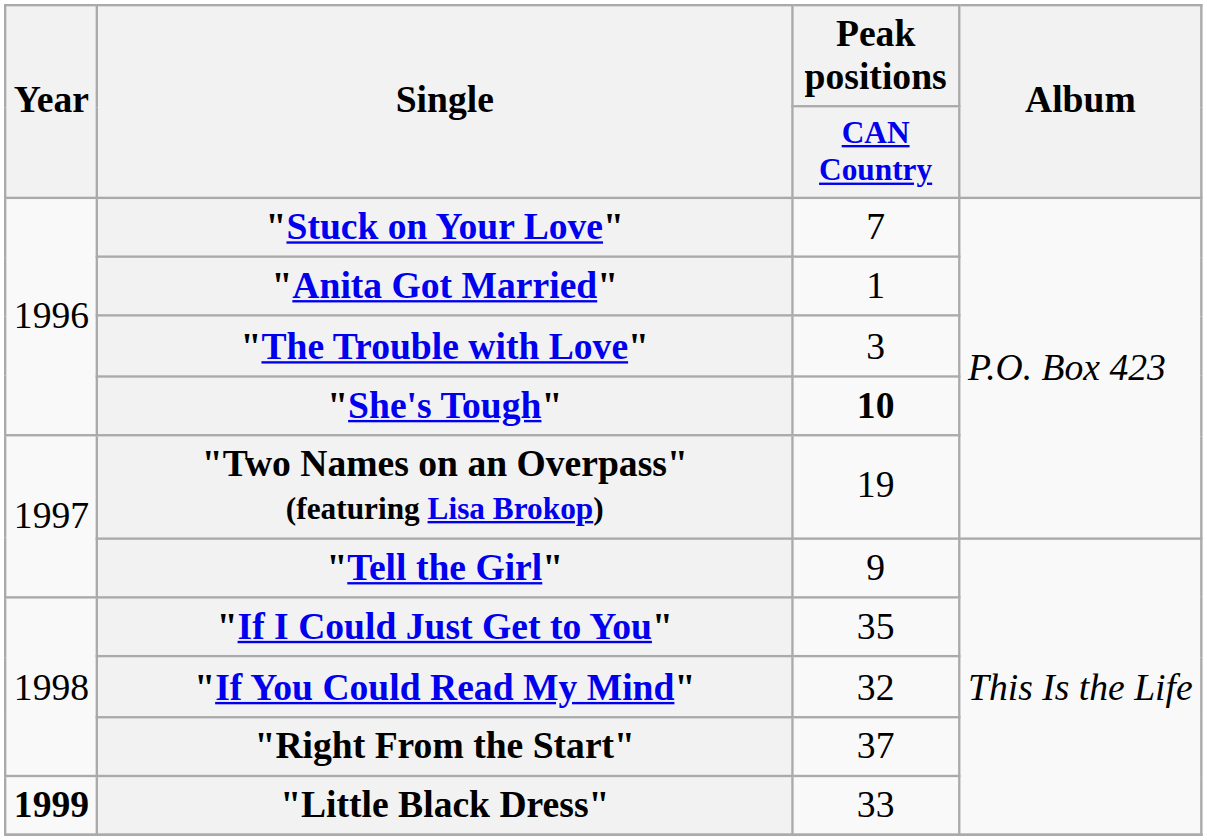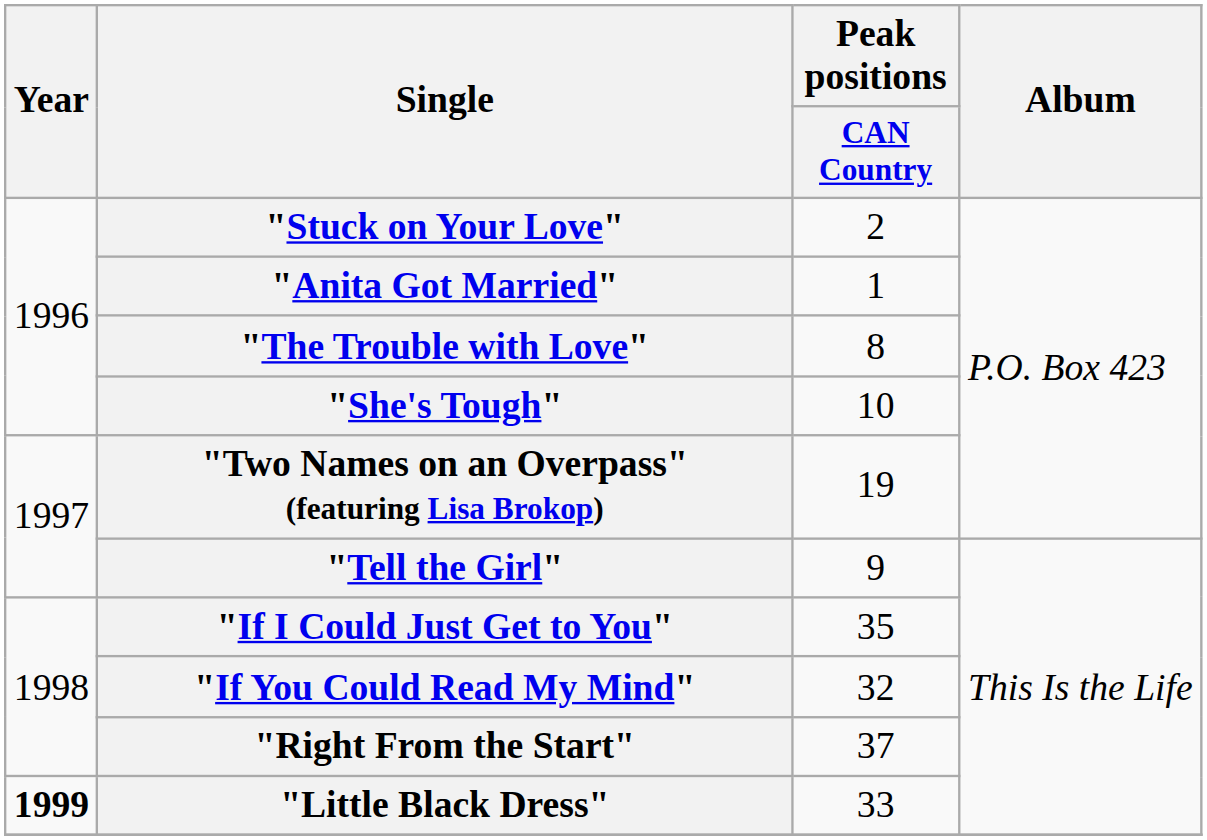(876, 226) 7 -> (876, 226) 2
(876, 345) 3 -> (876, 345) 8
(876, 405) bold -> (876, 405) normal
